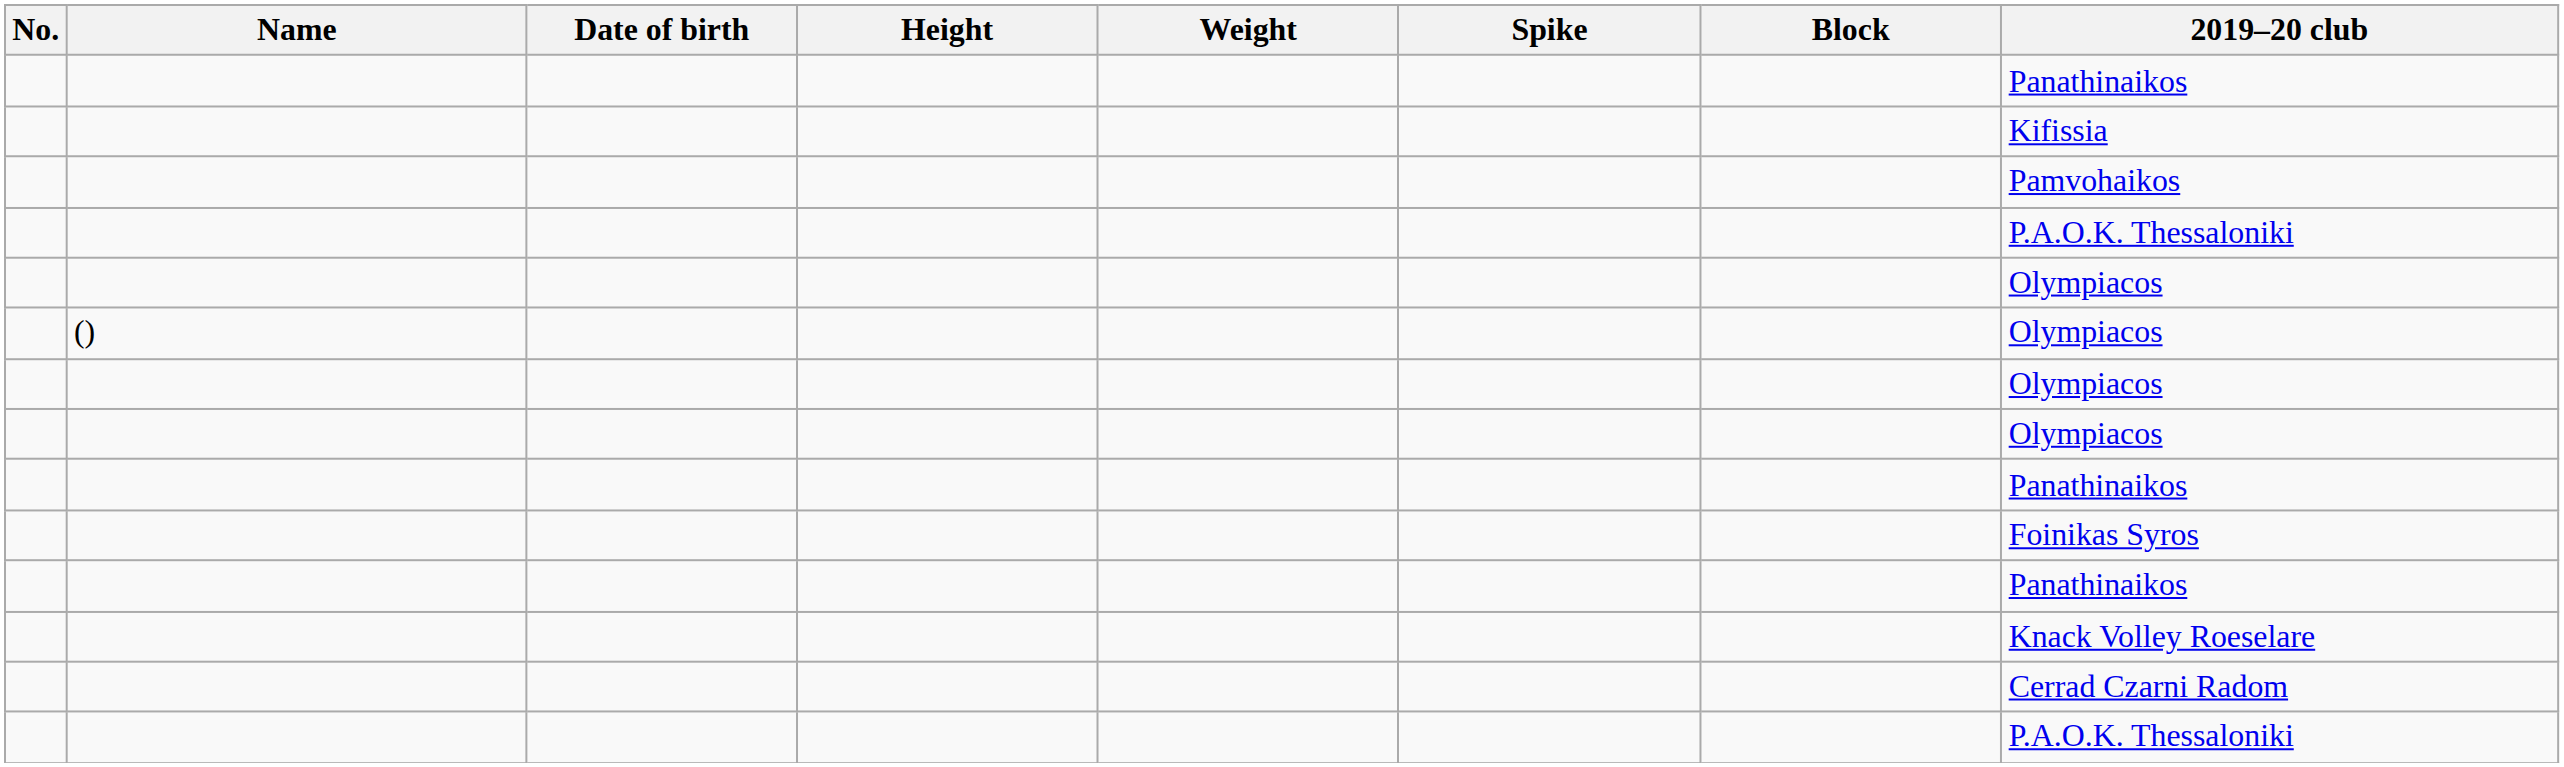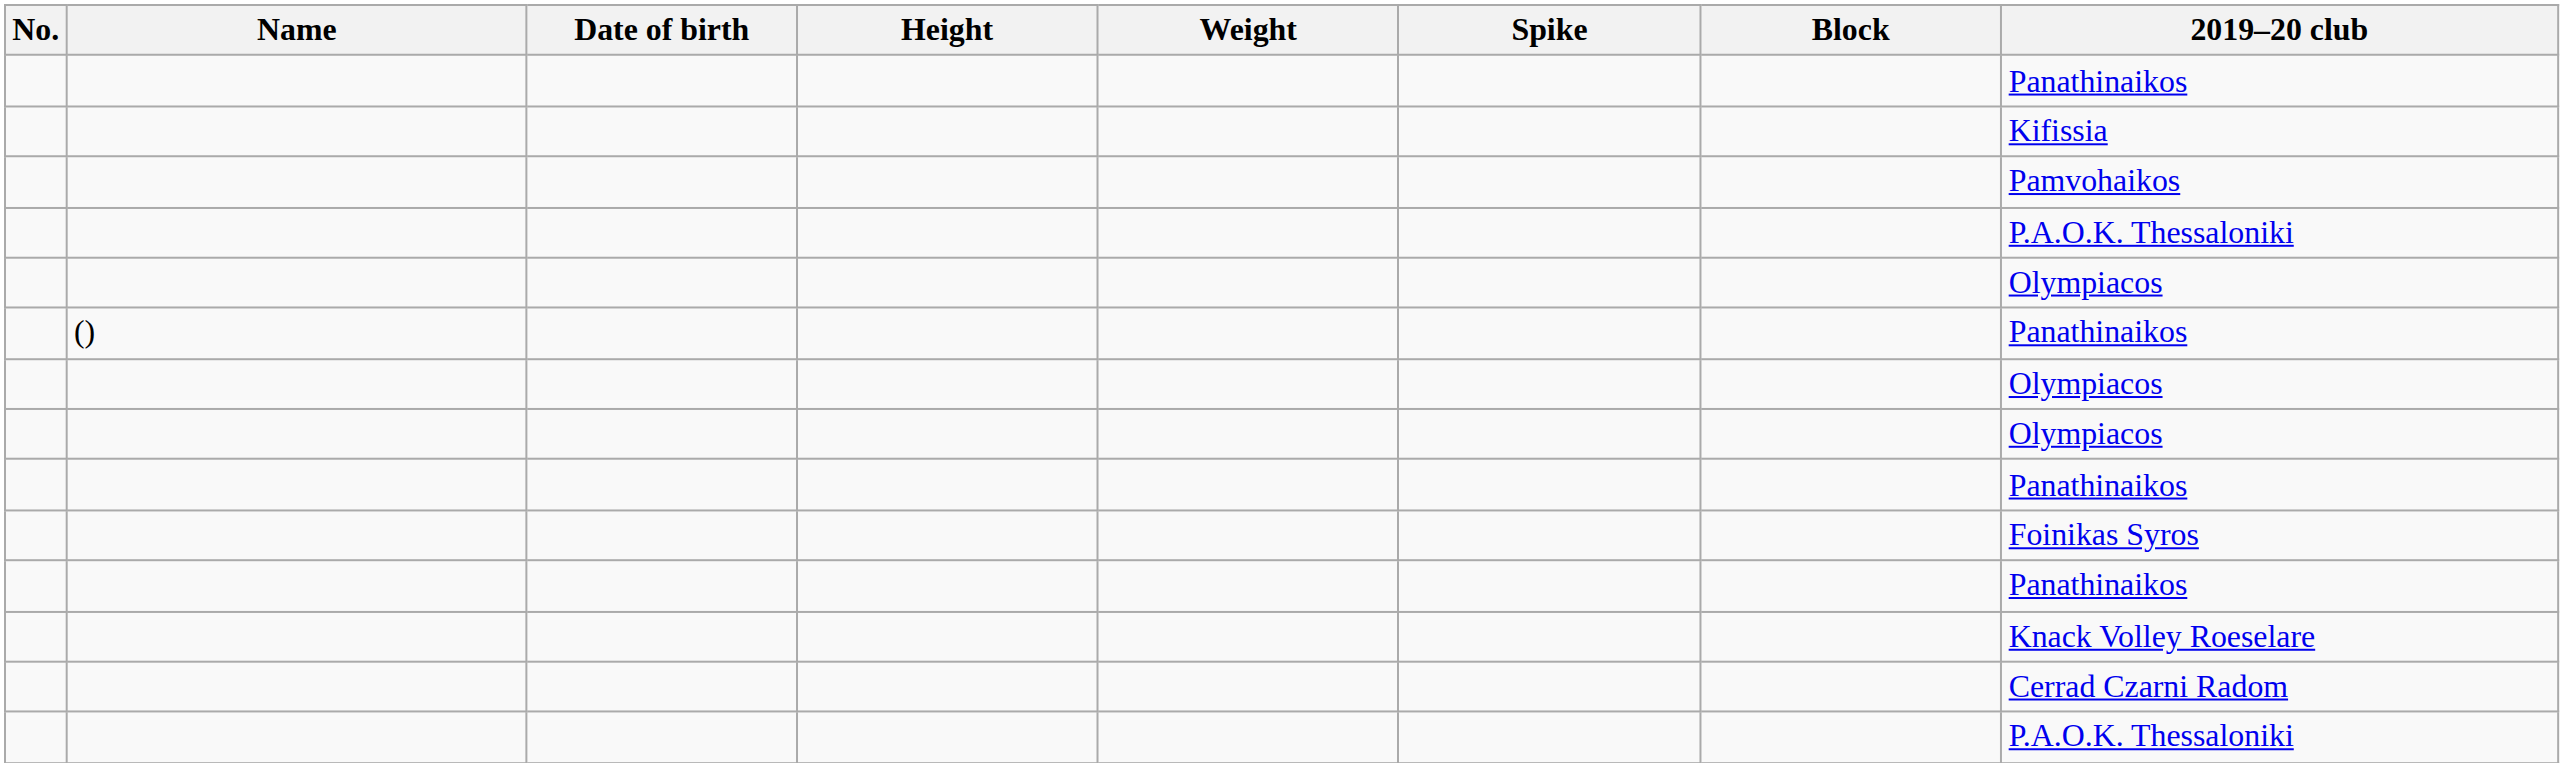(2086, 332) Olympiacos -> (2098, 332) Panathinaikos
